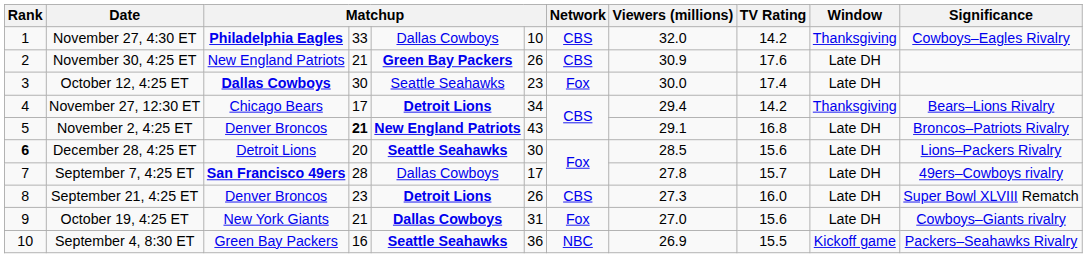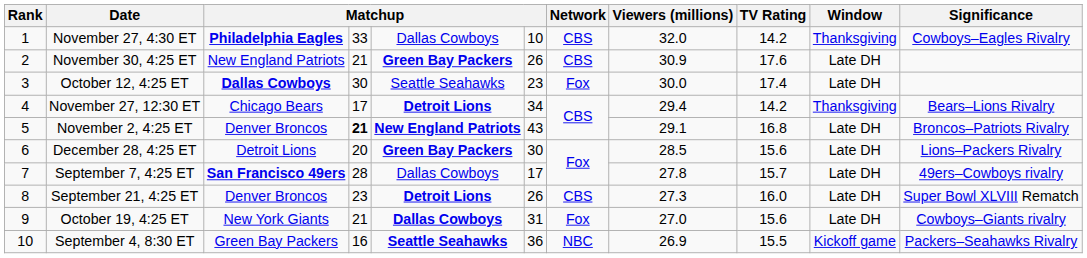(25, 151) bold -> (25, 151) normal
(448, 151) Seattle Seahawks -> (448, 151) Green Bay Packers
